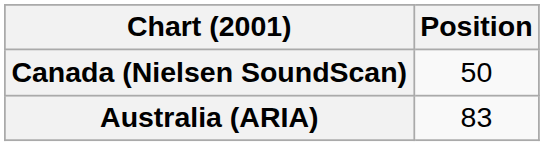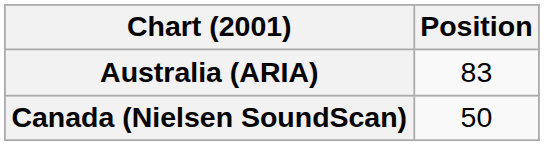rows swapped: (209, 117) <-> (209, 72)
